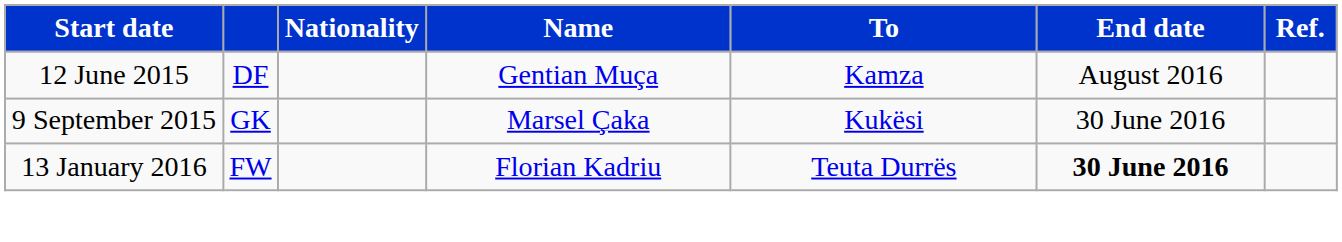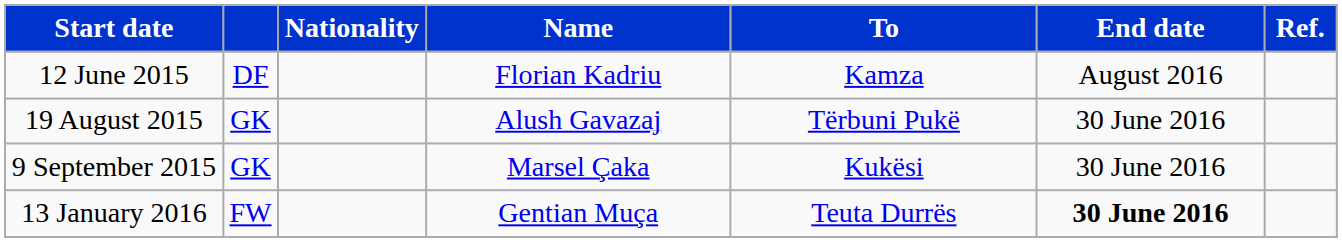(578, 74) Gentian Muça -> (578, 74) Florian Kadriu
+ row: (114, 120)
(578, 166) Florian Kadriu -> (578, 213) Gentian Muça
